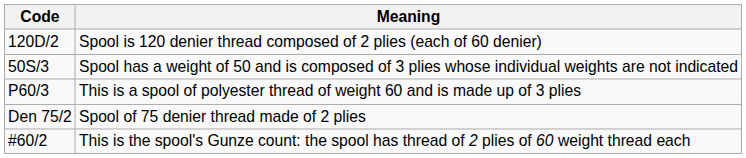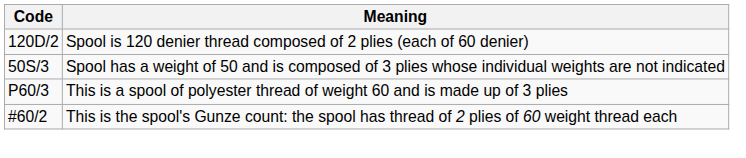- row: (222, 116)
